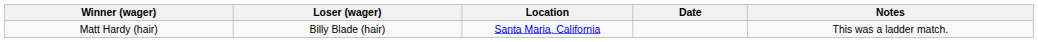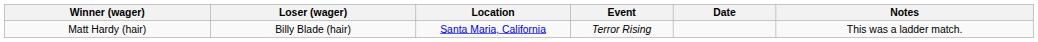+ column: (622, 12)
